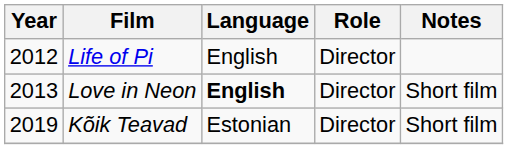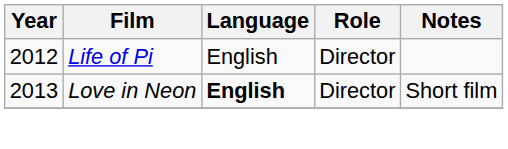- row: (128, 125)
